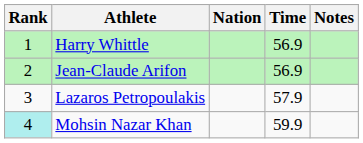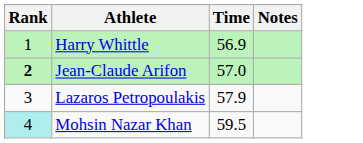- column: (237, 17)
(28, 71) normal -> (28, 71) bold
(288, 71) 56.9 -> (231, 71) 57.0
(288, 124) 59.9 -> (231, 124) 59.5
